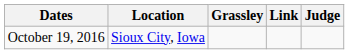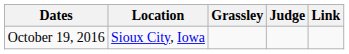columns swapped: (322, 15) <-> (284, 15)
